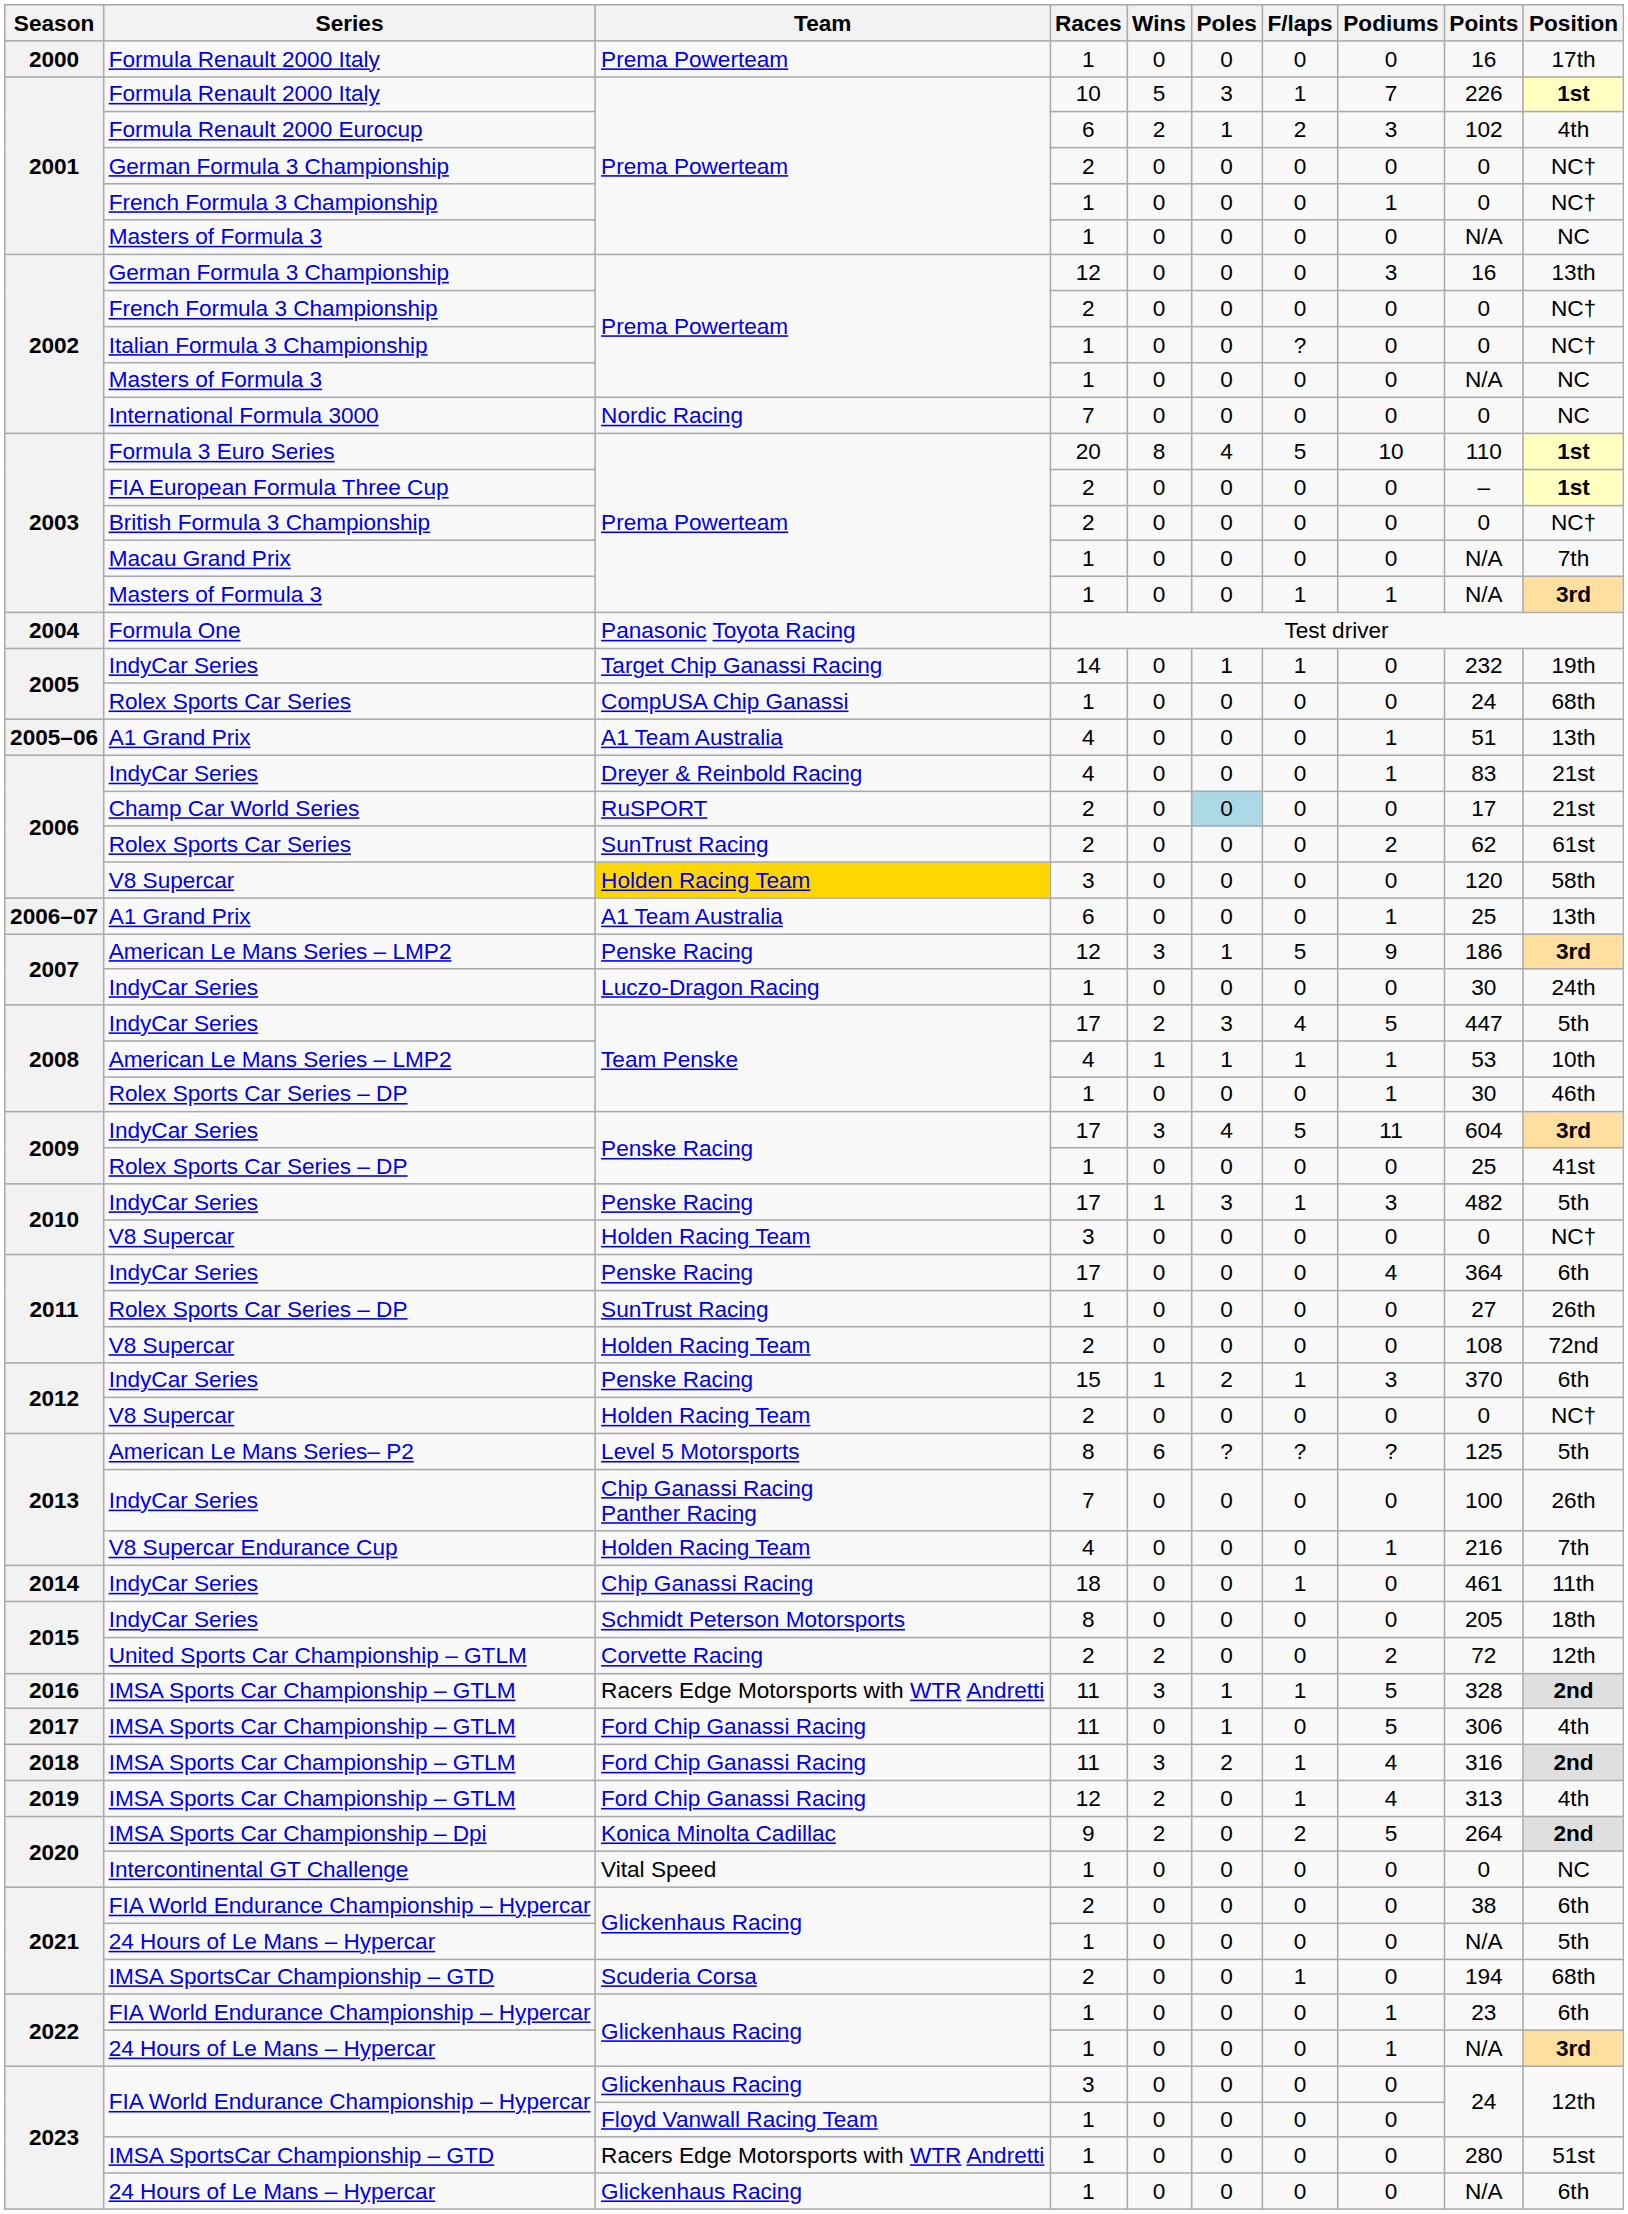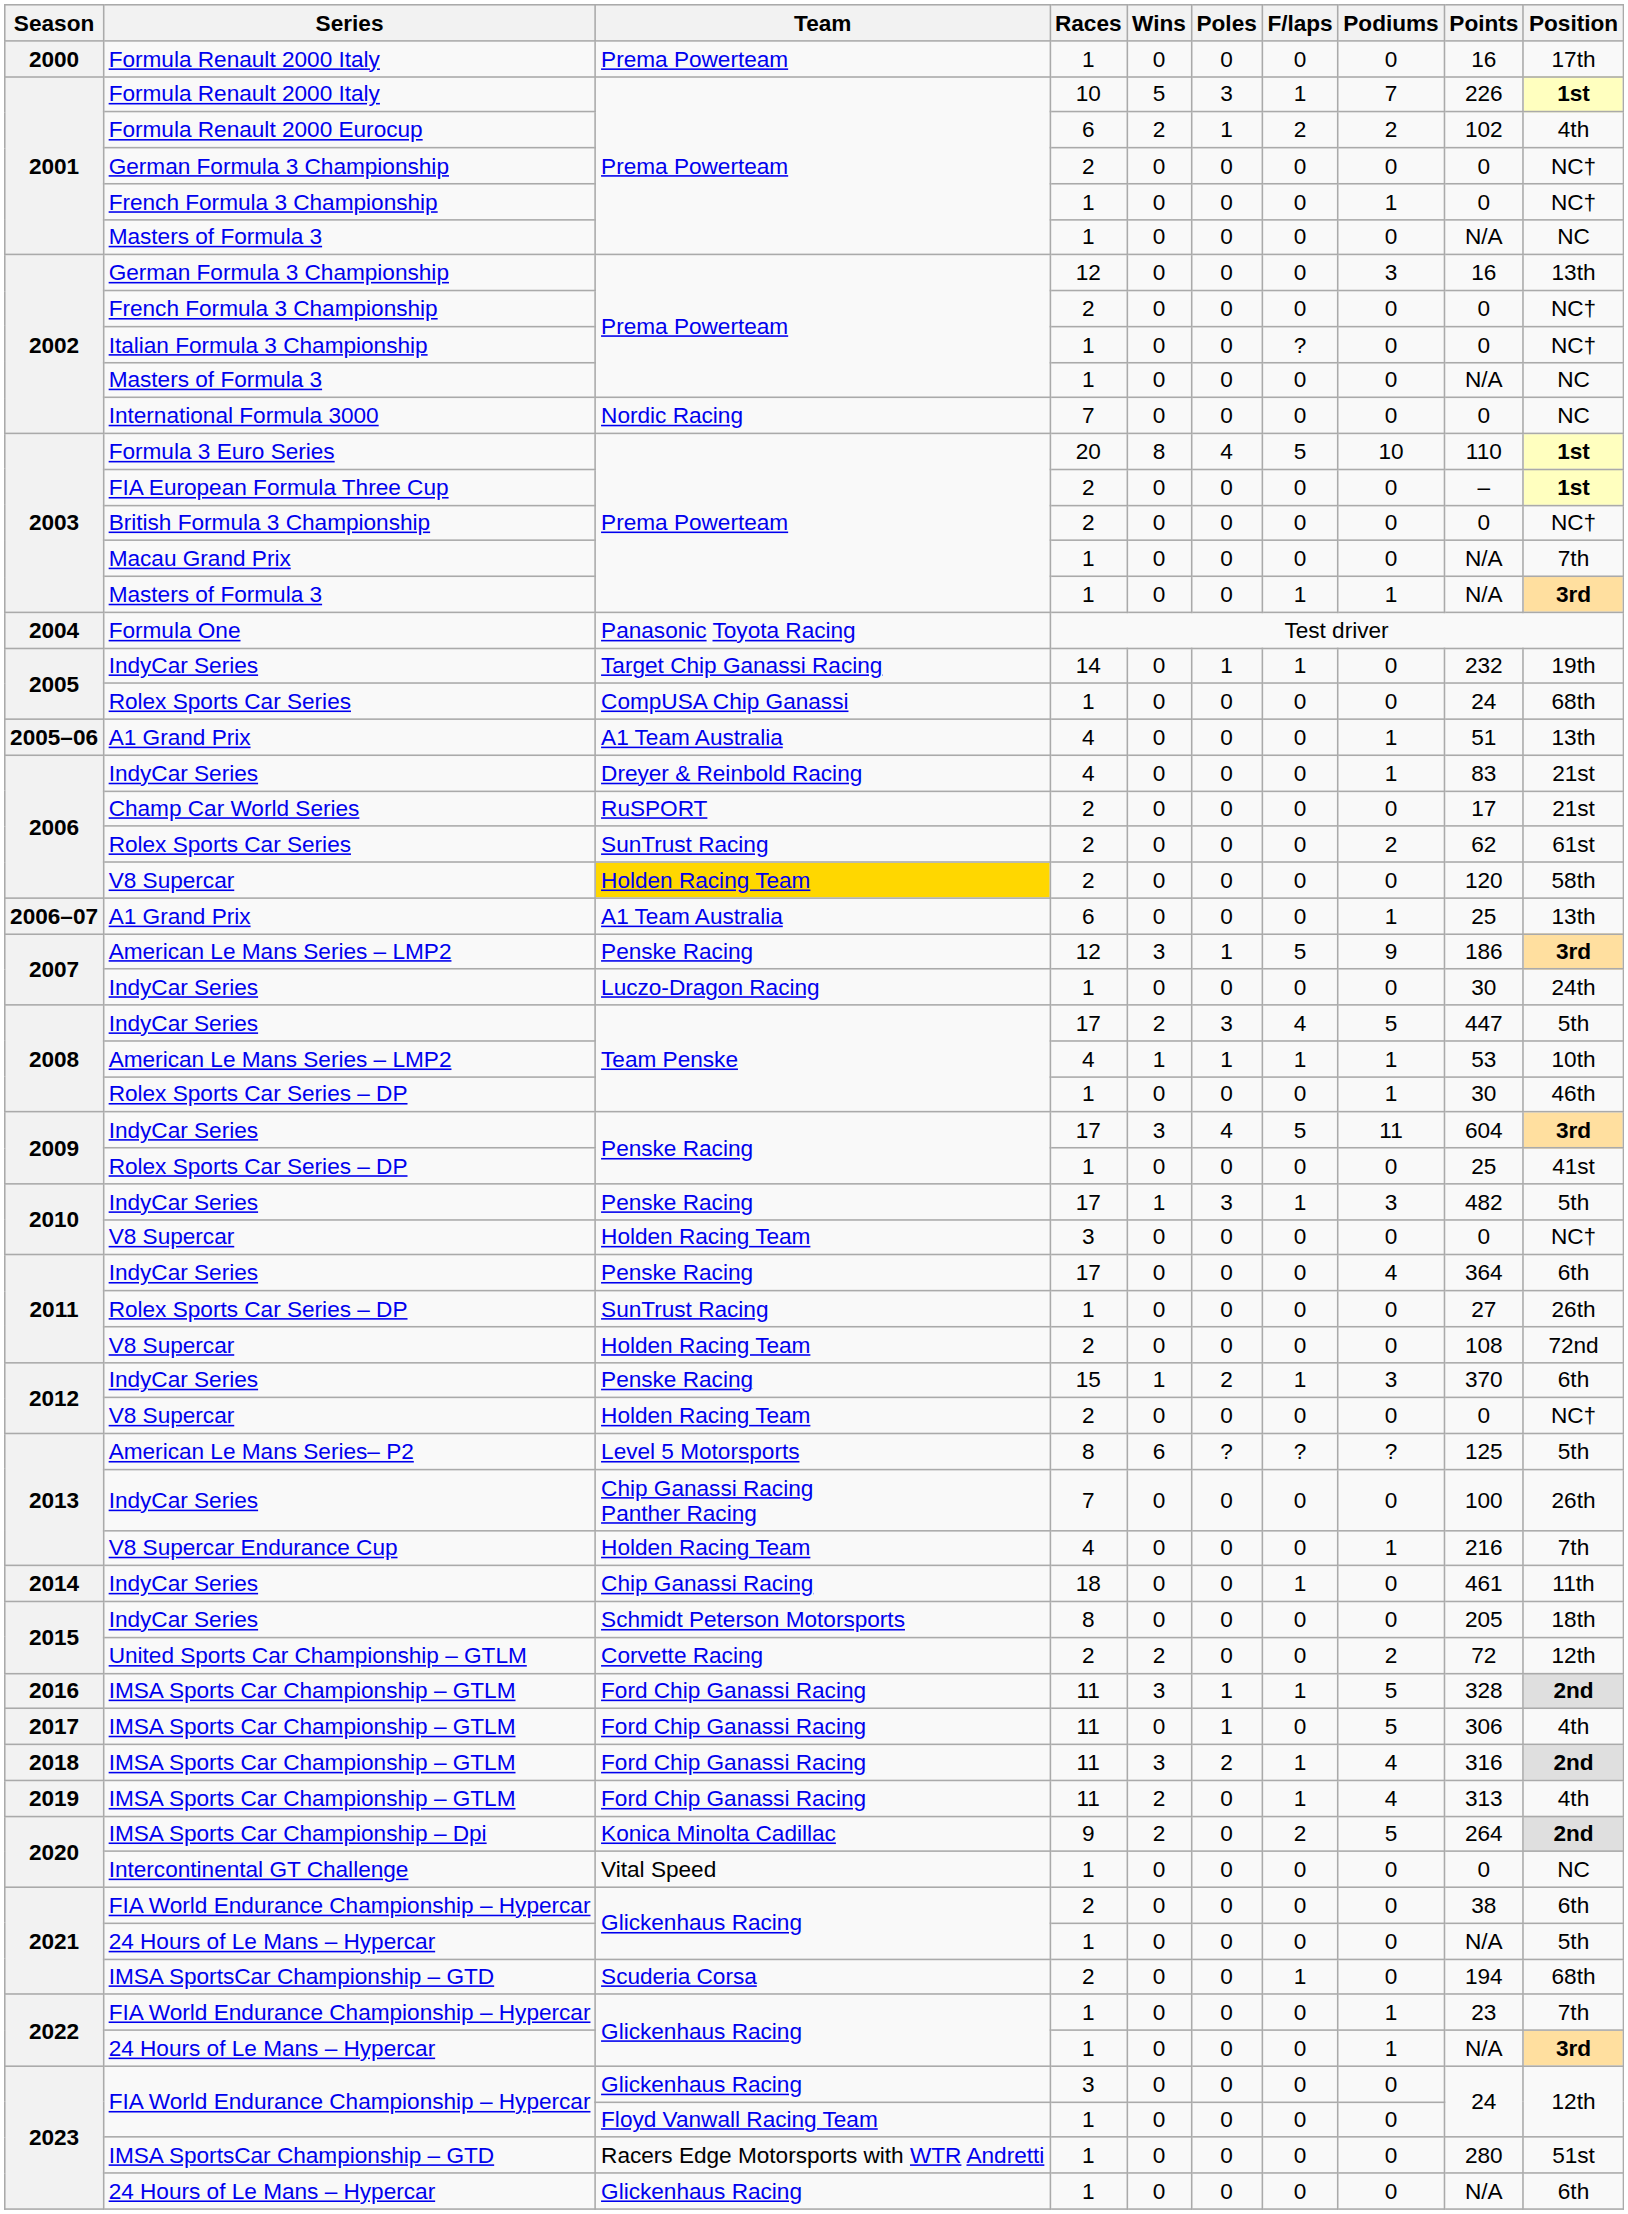(1391, 130) 3 -> (1391, 130) 2
(1227, 809) lightblue background -> (1227, 809) no background
(1088, 880) 3 -> (1088, 880) 2
(823, 1691) Racers Edge Motorsports with WTR Andretti -> (734, 1691) Ford Chip Ganassi Racing
(1088, 1798) 12 -> (1088, 1798) 11
(1574, 2013) 6th -> (1574, 2013) 7th
